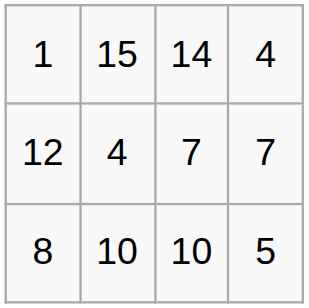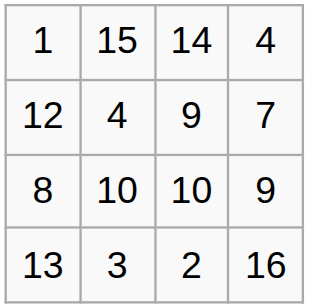(191, 153) 7 -> (191, 115) 9
(266, 252) 5 -> (266, 190) 9
+ row: (43, 264)
